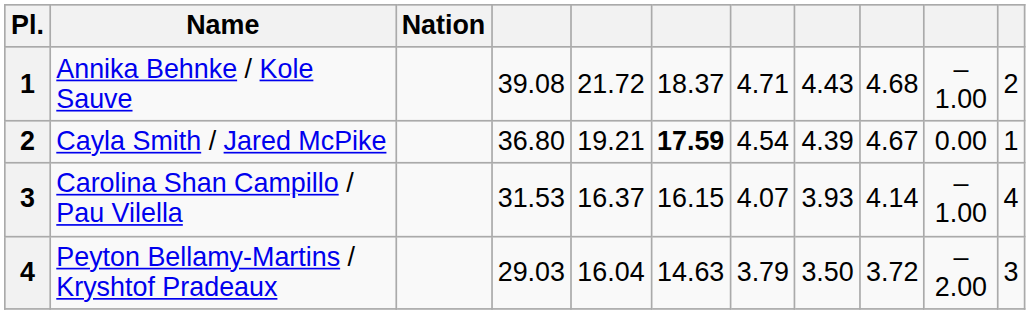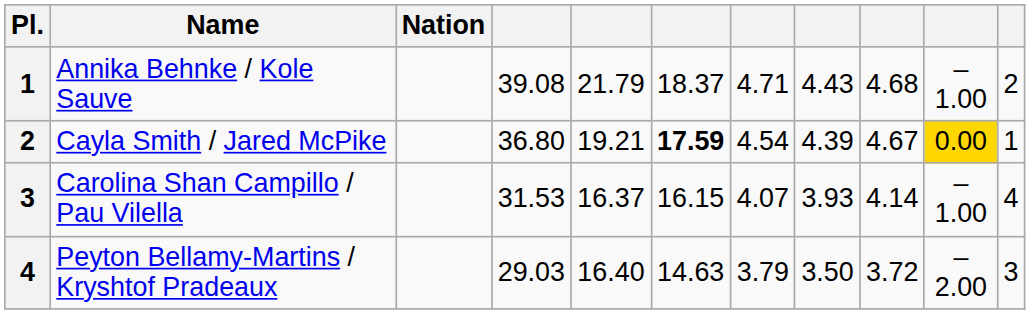(611, 83) 21.72 -> (611, 83) 21.79
(961, 141) no background -> (961, 141) gold background
(611, 271) 16.04 -> (611, 271) 16.40
